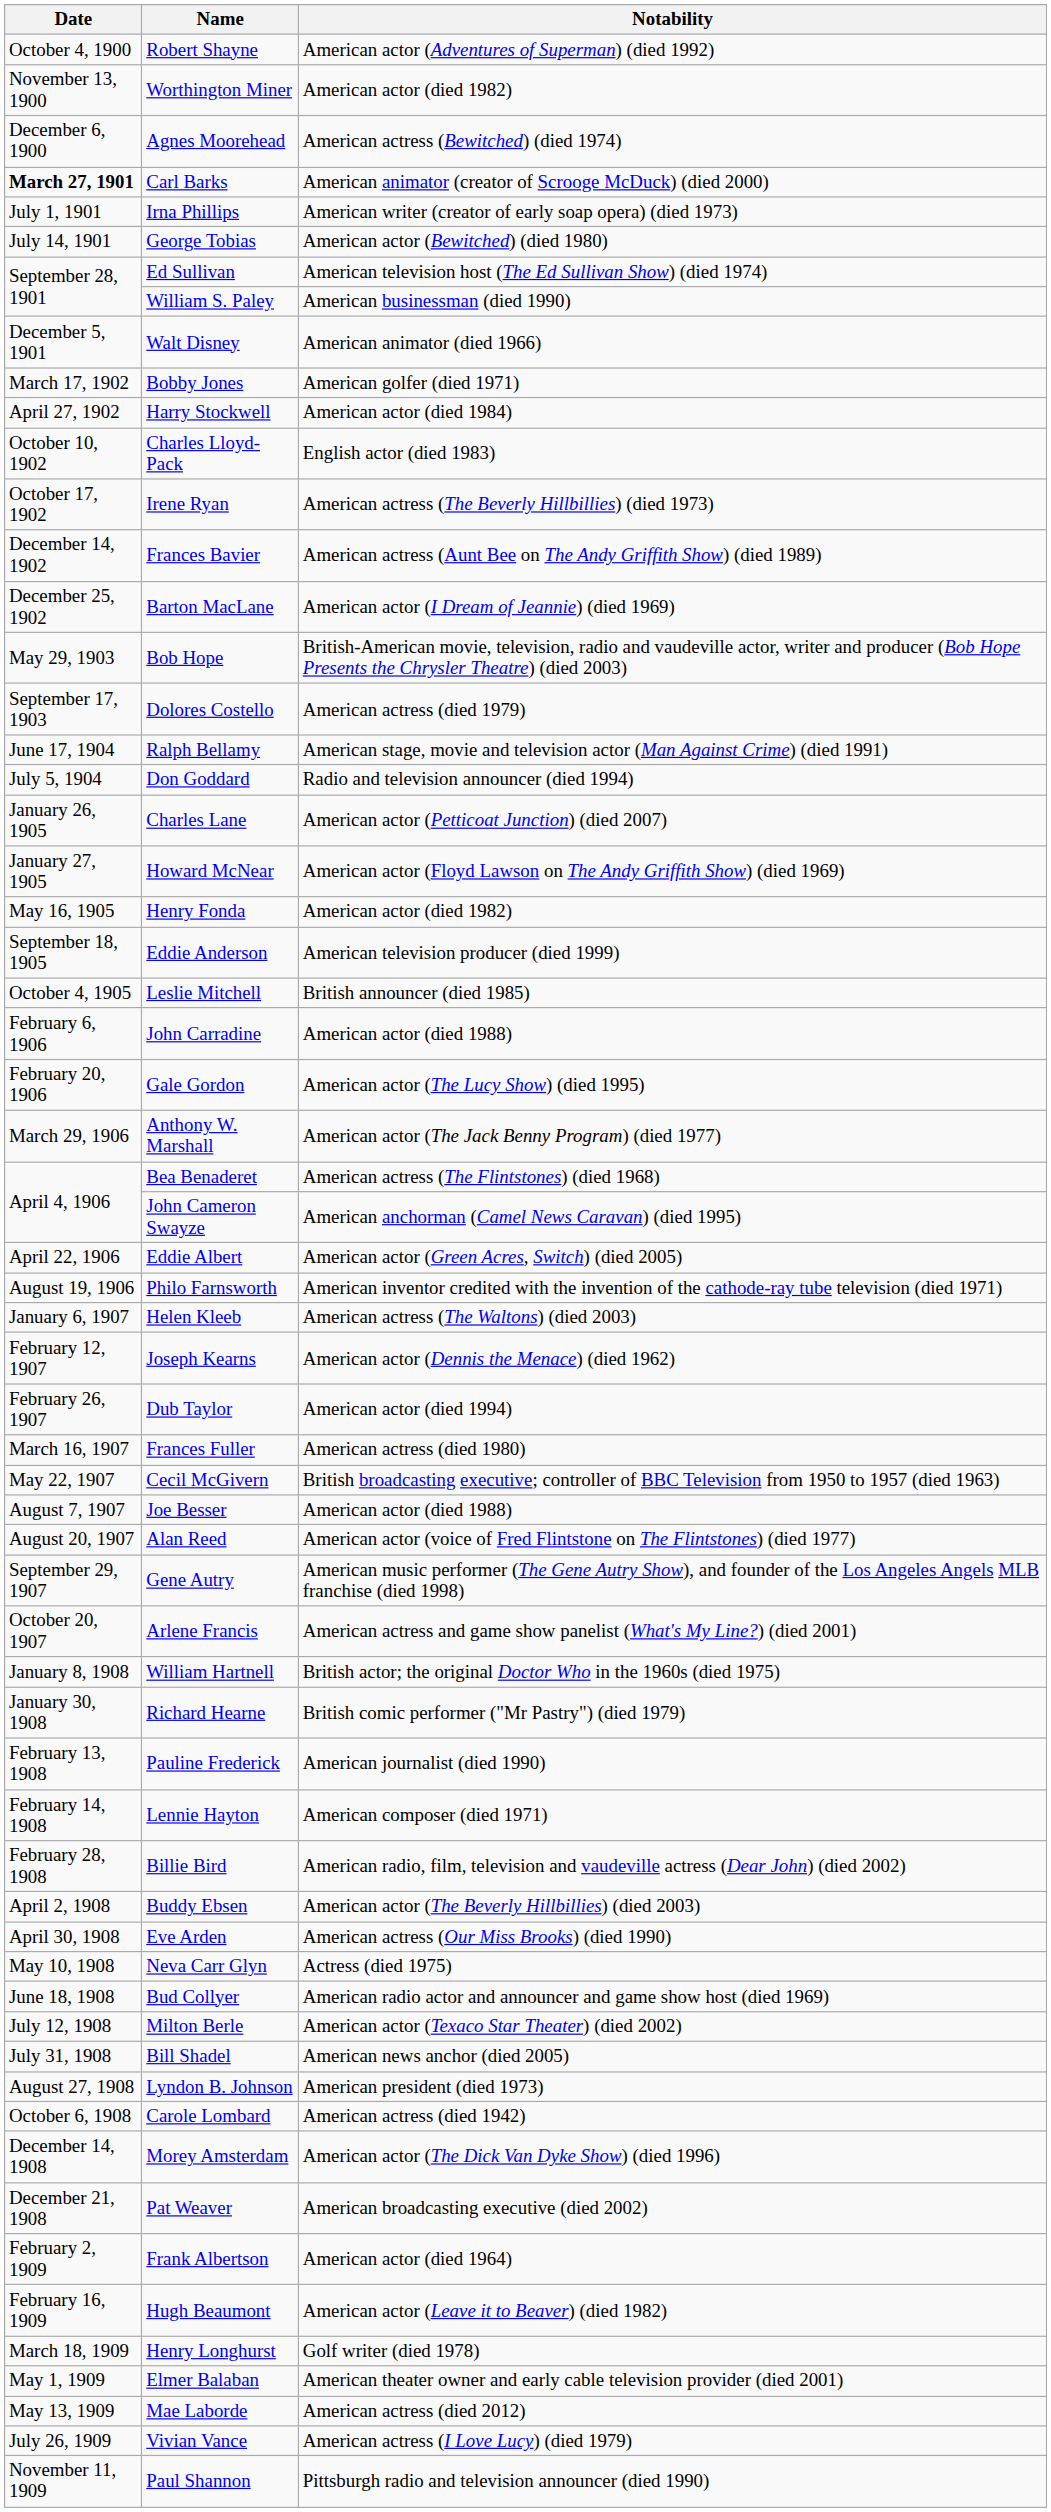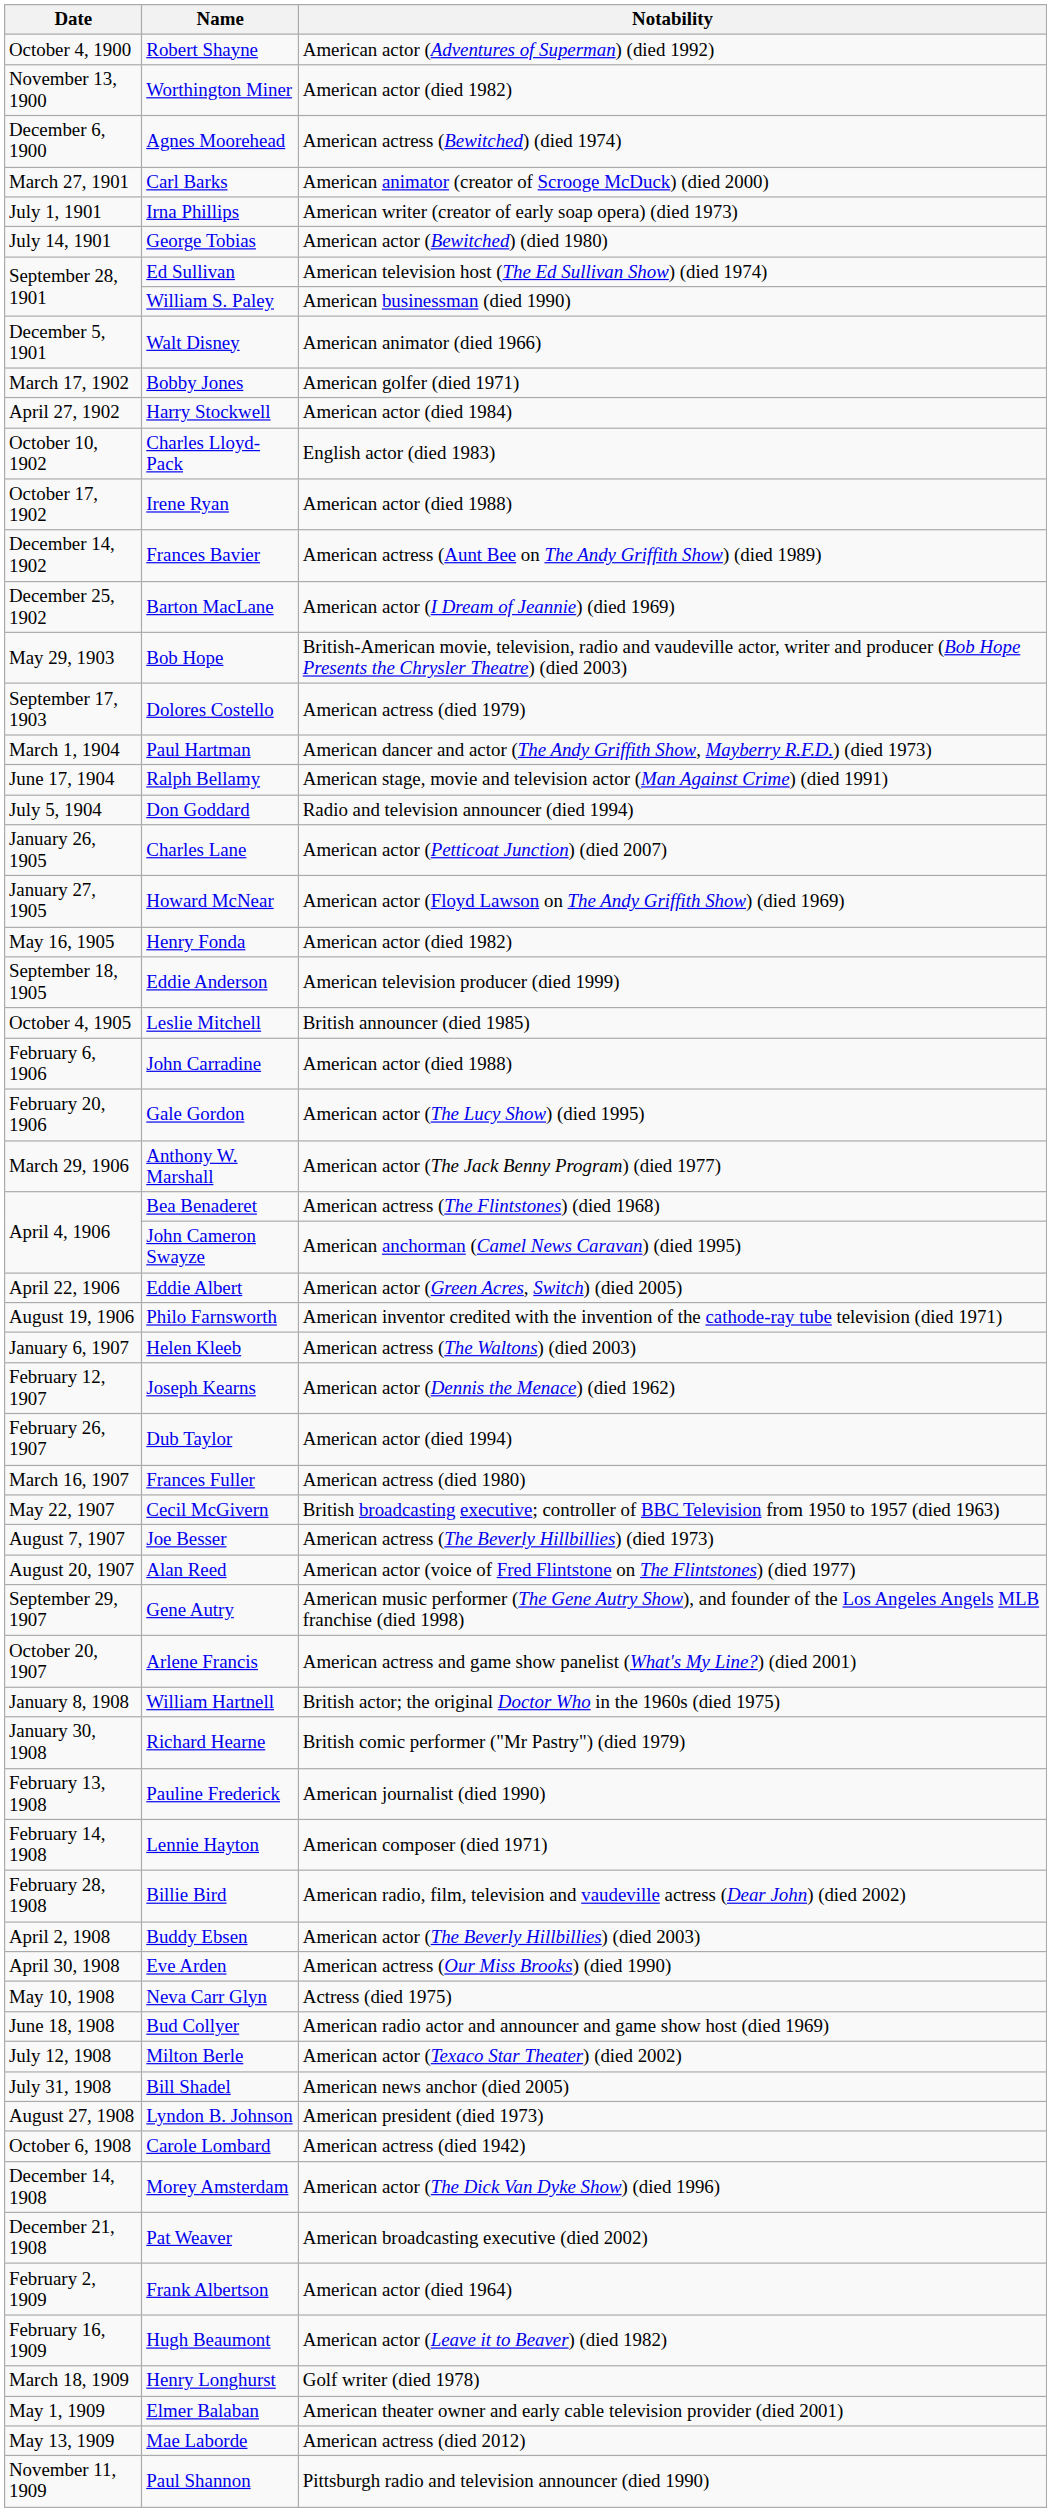(71, 181) bold -> (69, 181) normal
(508, 504) American actress (The Beverly Hillbillies) (died 1973) -> (407, 504) American actor (died 1988)
+ row: (198, 749)
(407, 1509) American actor (died 1988) -> (508, 1539) American actress (The Beverly Hillbillies) (died 1973)
- row: (197, 2440)
